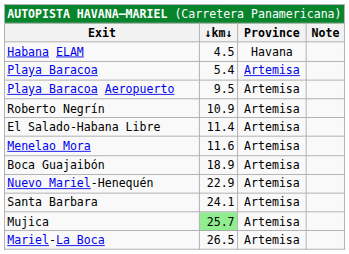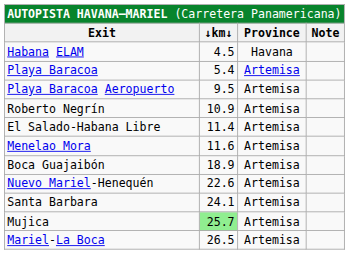(221, 184) 22.9 -> (221, 184) 22.6
